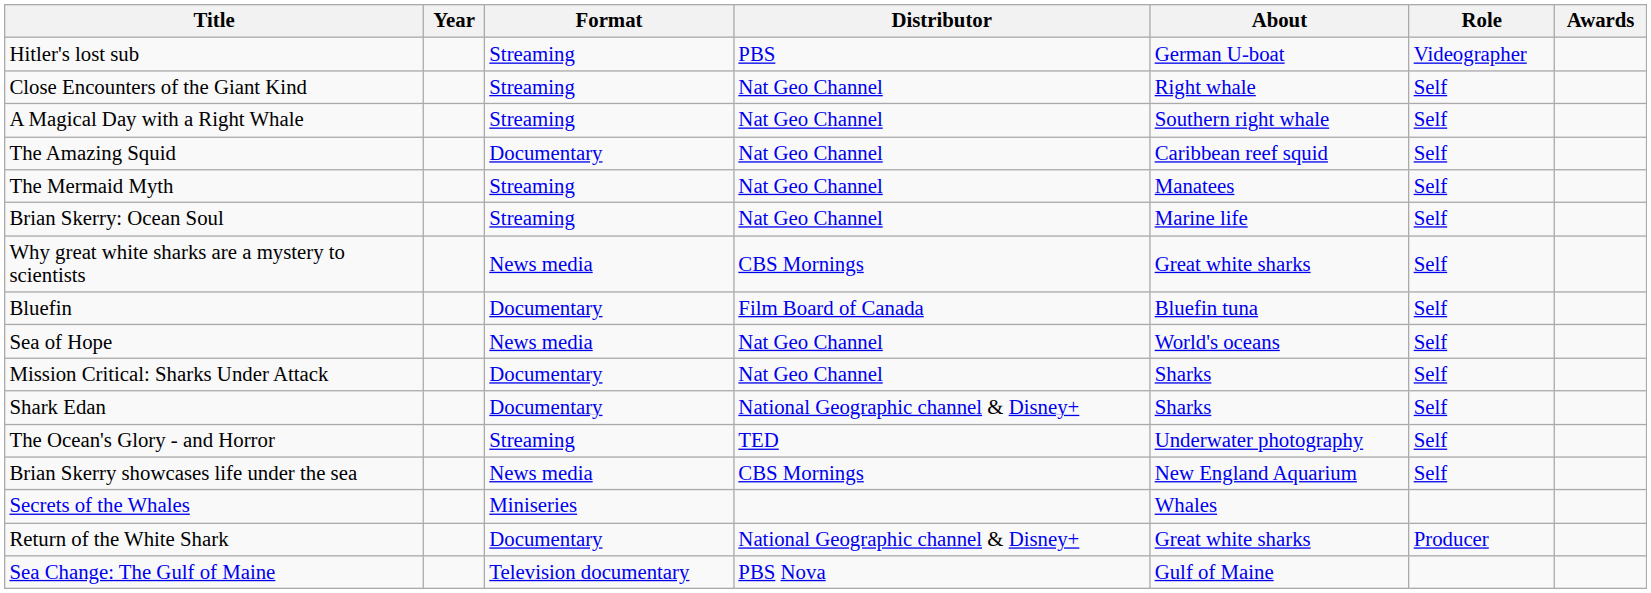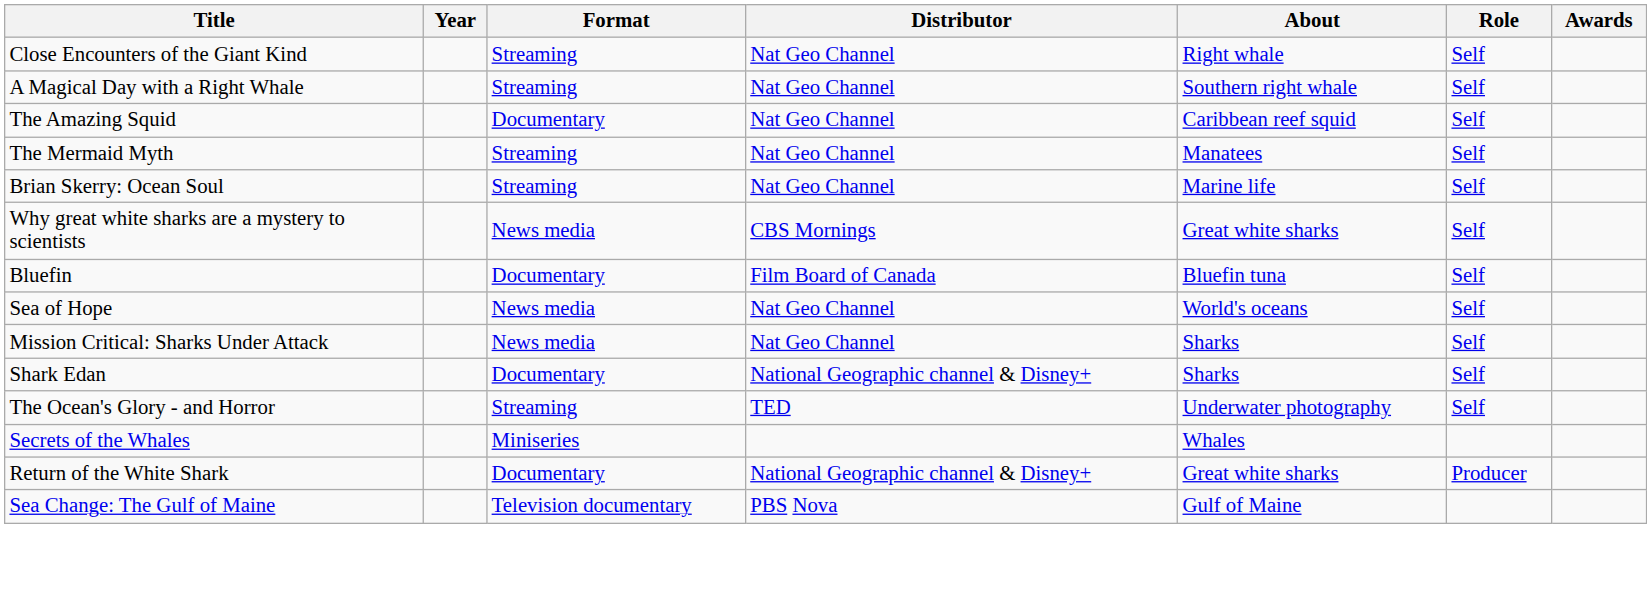- row: (74, 53)
(546, 374) Documentary -> (543, 341) News media
- row: (183, 473)
